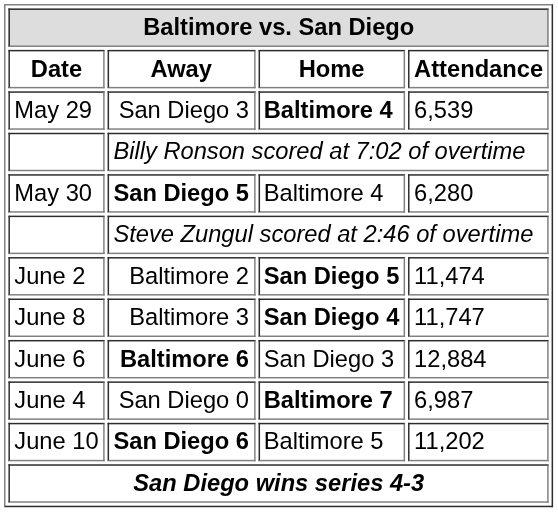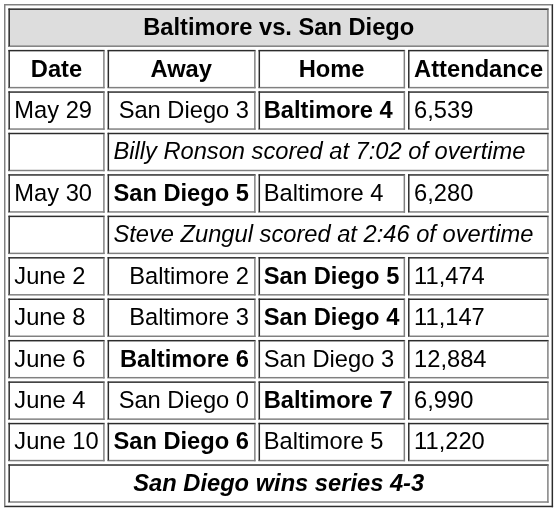(449, 317) 11,747 -> (449, 317) 11,147
(444, 400) 6,987 -> (444, 400) 6,990
(449, 441) 11,202 -> (449, 441) 11,220
